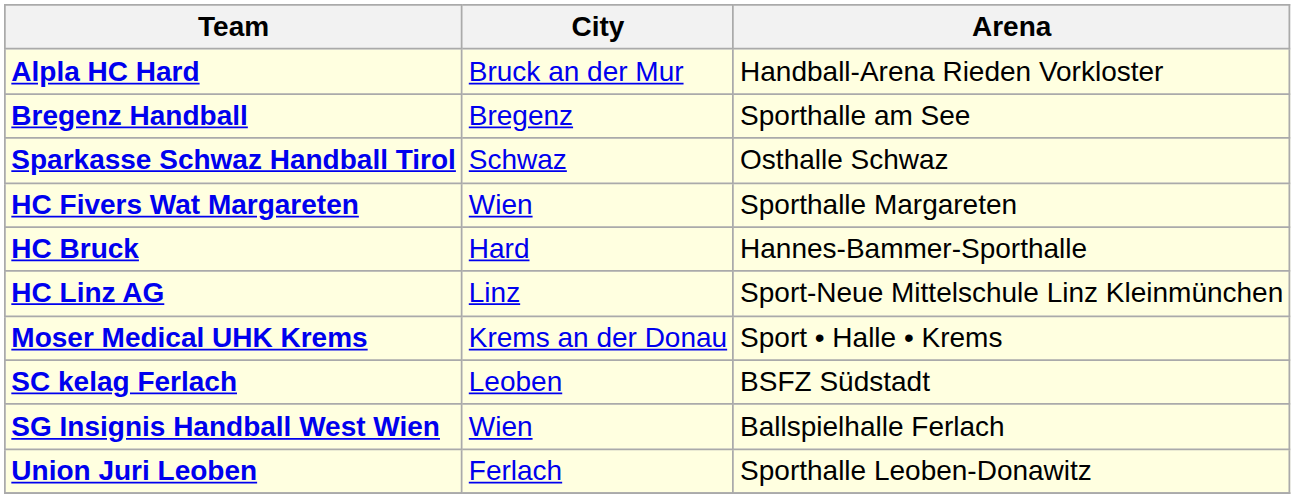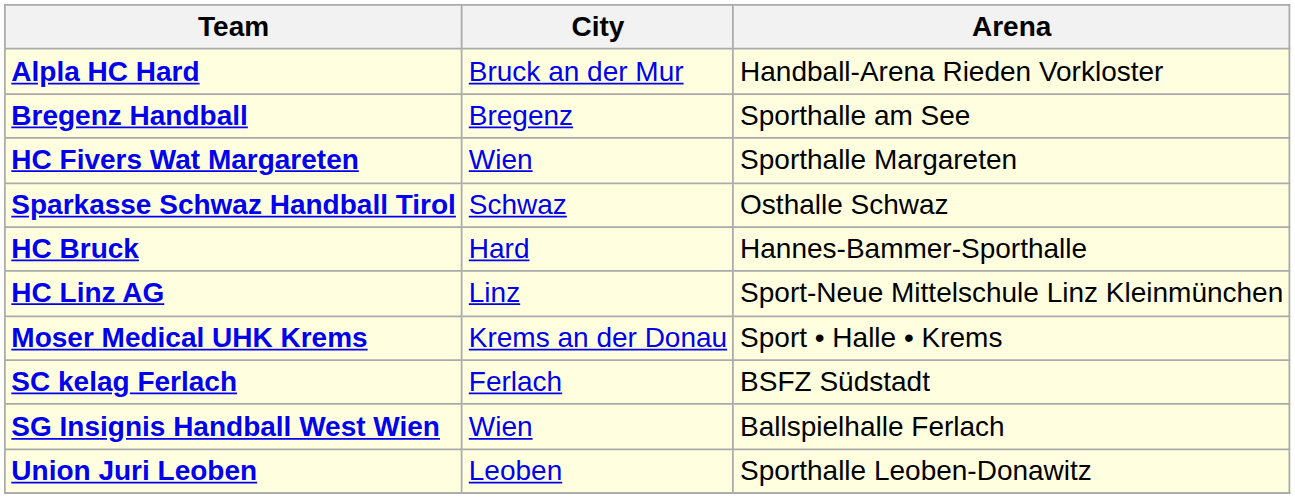rows swapped: (234, 159) <-> (185, 204)
(516, 381) Leoben -> (515, 381) Ferlach
(515, 470) Ferlach -> (516, 470) Leoben
